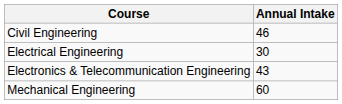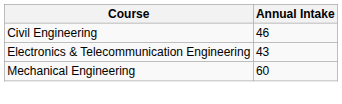- row: (65, 52)
